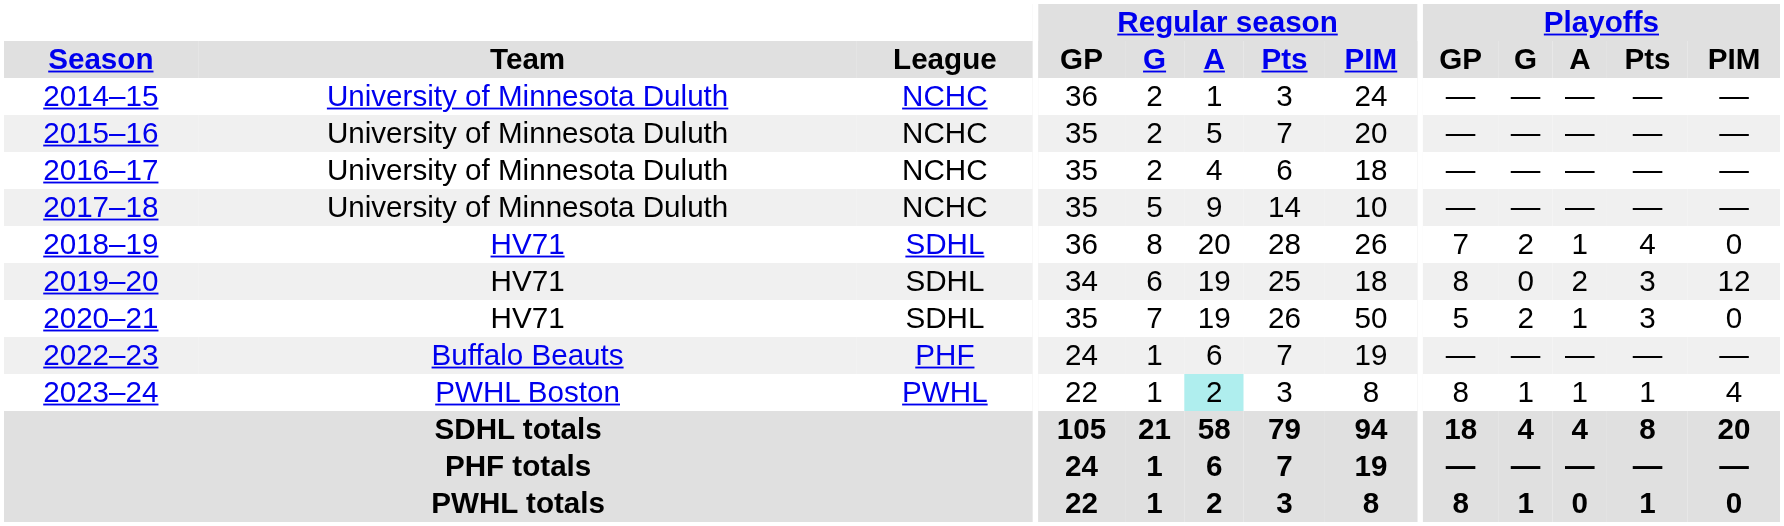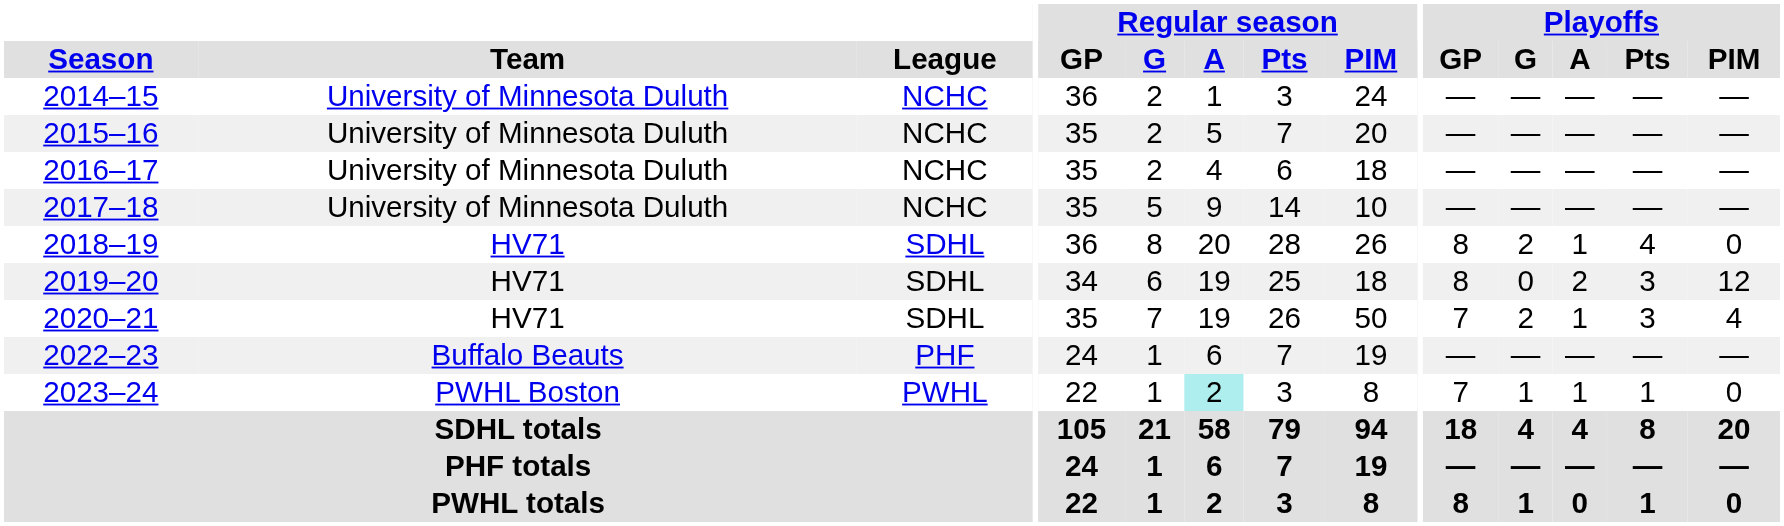(1461, 244) 7 -> (1461, 244) 8
(1461, 318) 5 -> (1461, 318) 7
(1734, 318) 0 -> (1734, 318) 4
(1461, 392) 8 -> (1461, 392) 7
(1734, 392) 4 -> (1734, 392) 0
